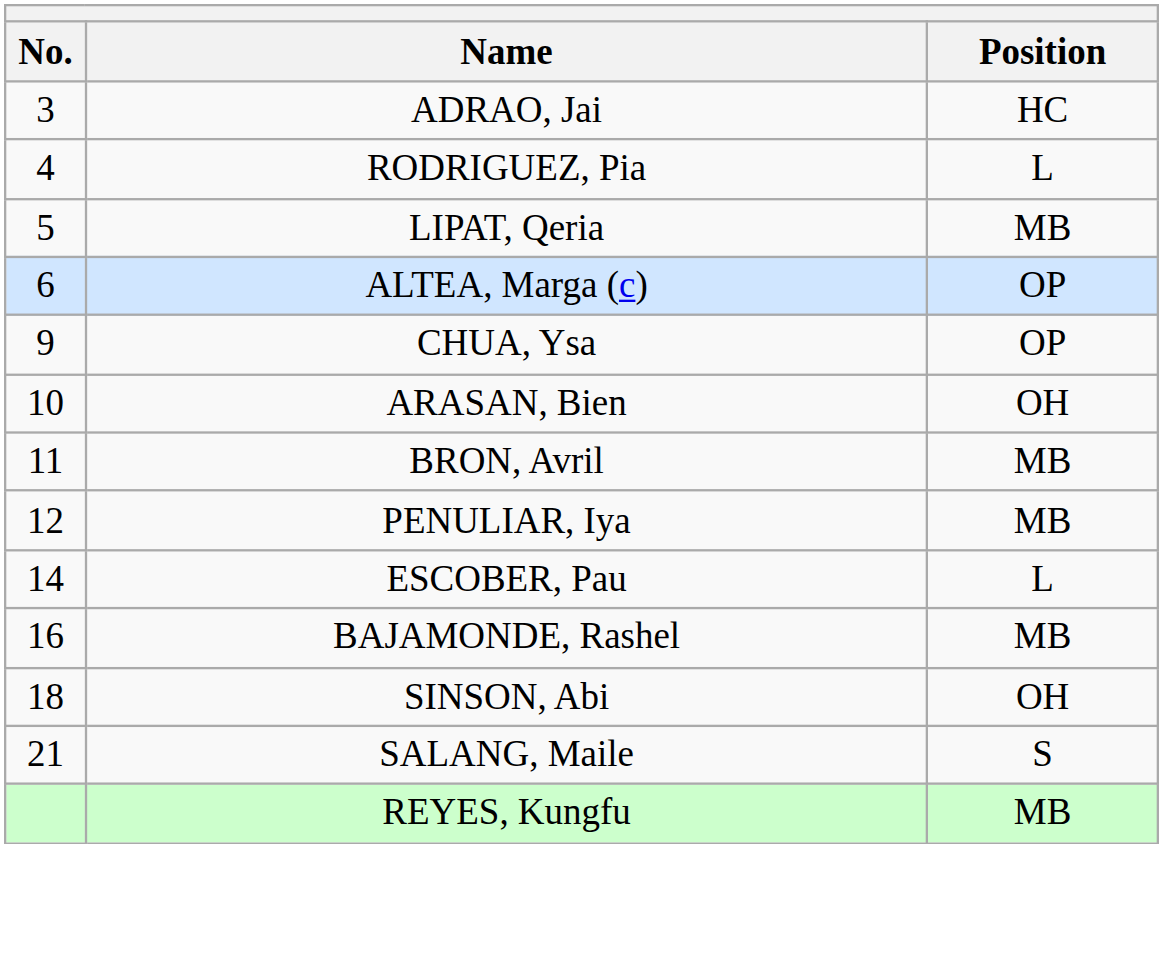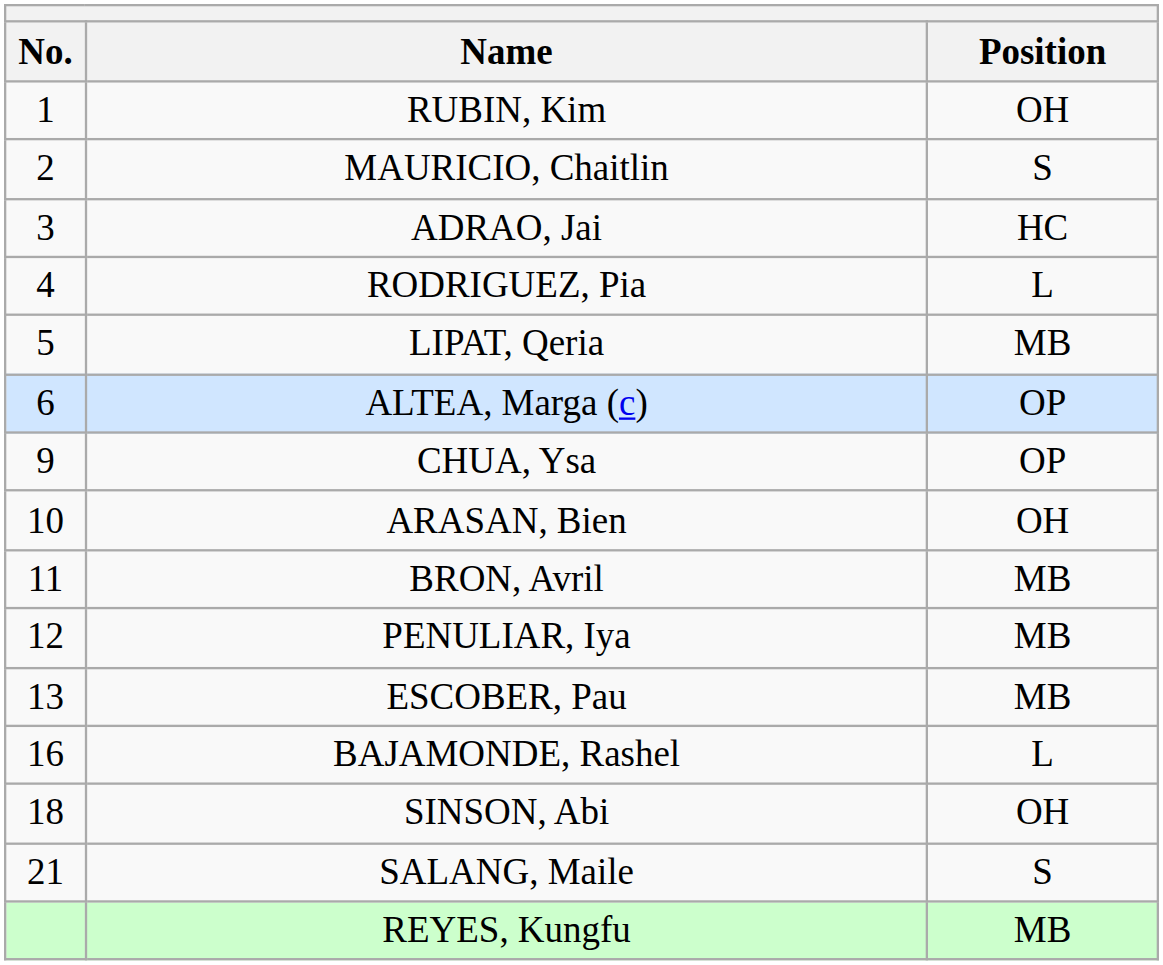+ row: (507, 109)
+ row: (507, 168)
(45, 578) 14 -> (45, 695) 13
(1043, 578) L -> (1043, 695) MB
(1043, 637) MB -> (1043, 754) L
